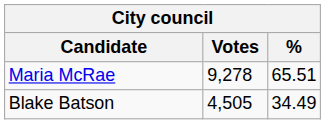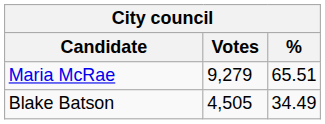(230, 75) 9,278 -> (230, 75) 9,279
